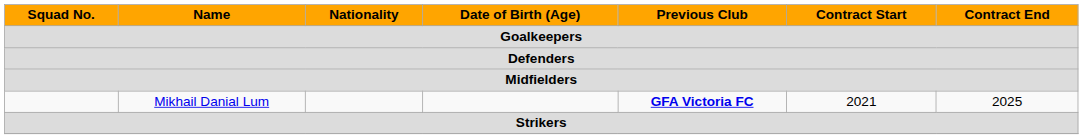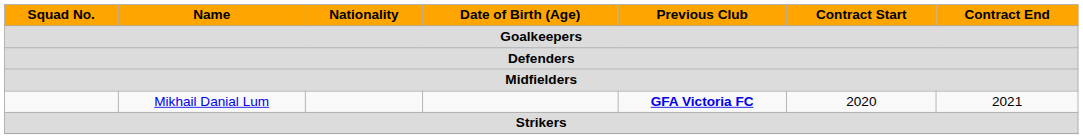(861, 101) 2021 -> (861, 101) 2020
(1007, 101) 2025 -> (1007, 101) 2021
